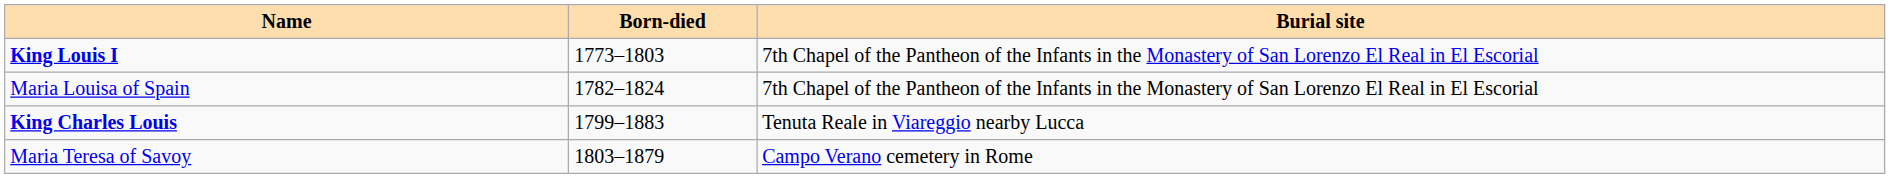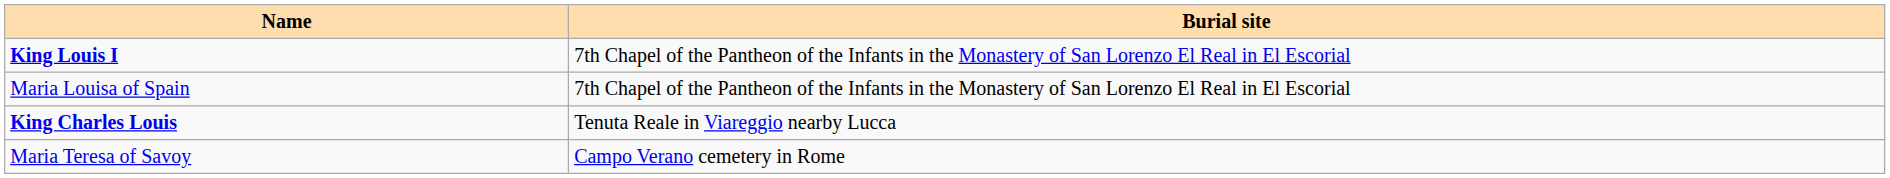- column: (663, 21)
